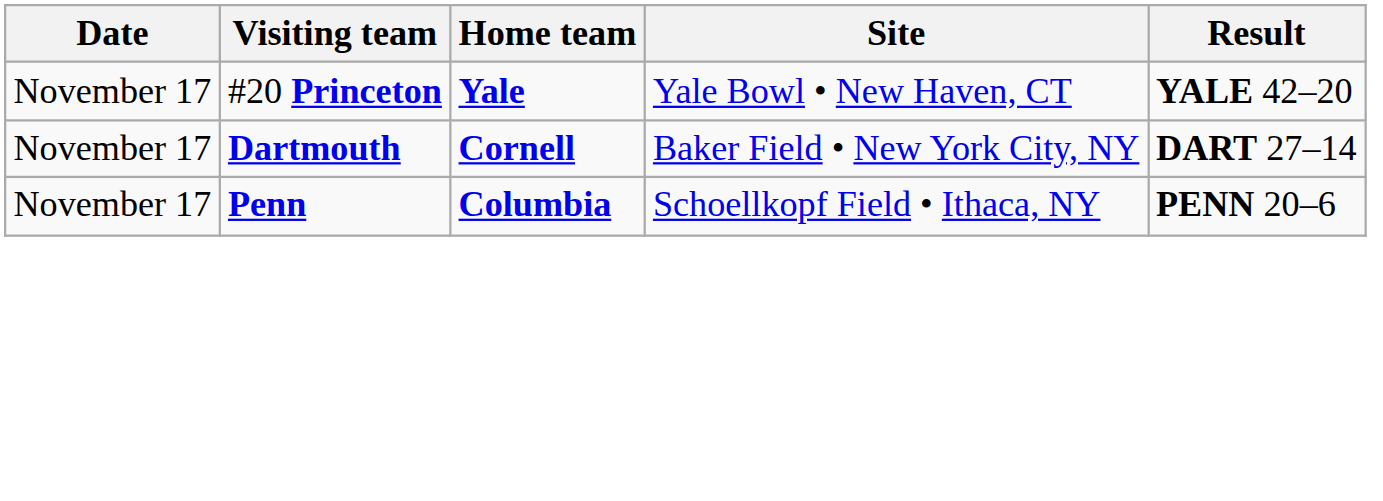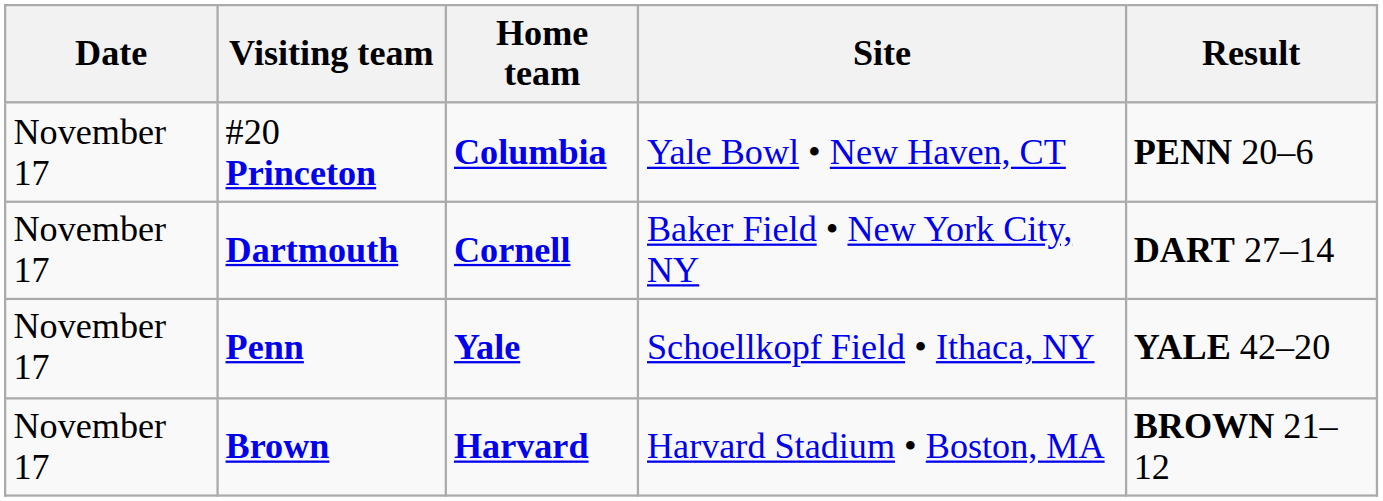(492, 90) Yale -> (530, 151) Columbia
(1254, 90) YALE 42–20 -> (1224, 151) PENN 20–6
(535, 205) Columbia -> (487, 347) Yale
(1246, 205) PENN 20–6 -> (1232, 347) YALE 42–20
+ row: (277, 445)
